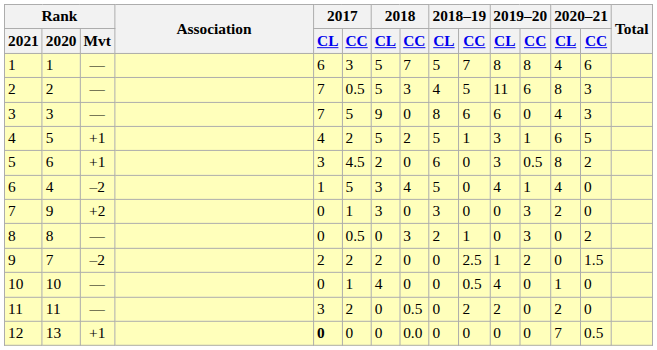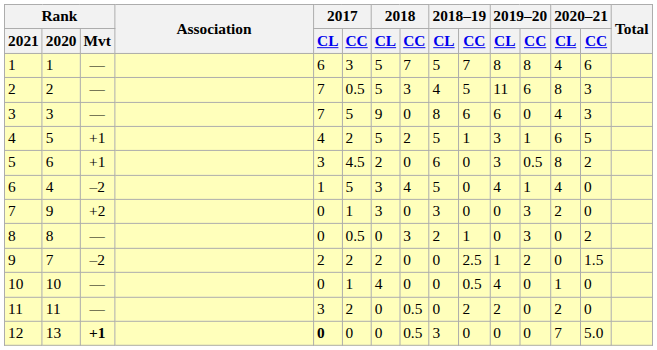(97, 333) normal -> (97, 333) bold
(413, 333) 0.0 -> (413, 333) 0.5
(436, 333) 0 -> (436, 333) 3
(594, 333) 0.5 -> (594, 333) 5.0
